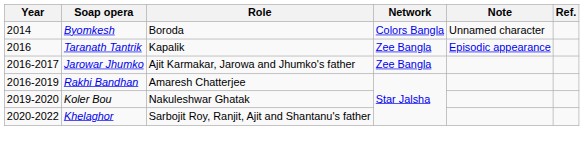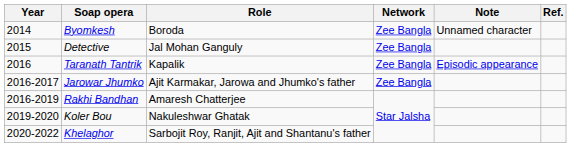(410, 30) Colors Bangla -> (404, 30) Zee Bangla
+ row: (87, 47)
